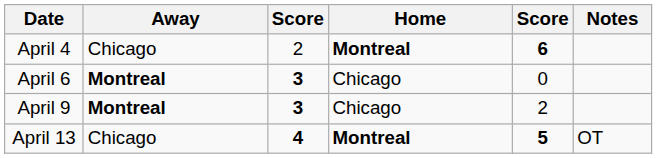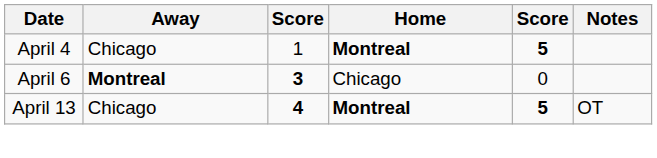(298, 49) 2 -> (298, 49) 1
(543, 49) 6 -> (543, 49) 5
- row: (44, 108)
